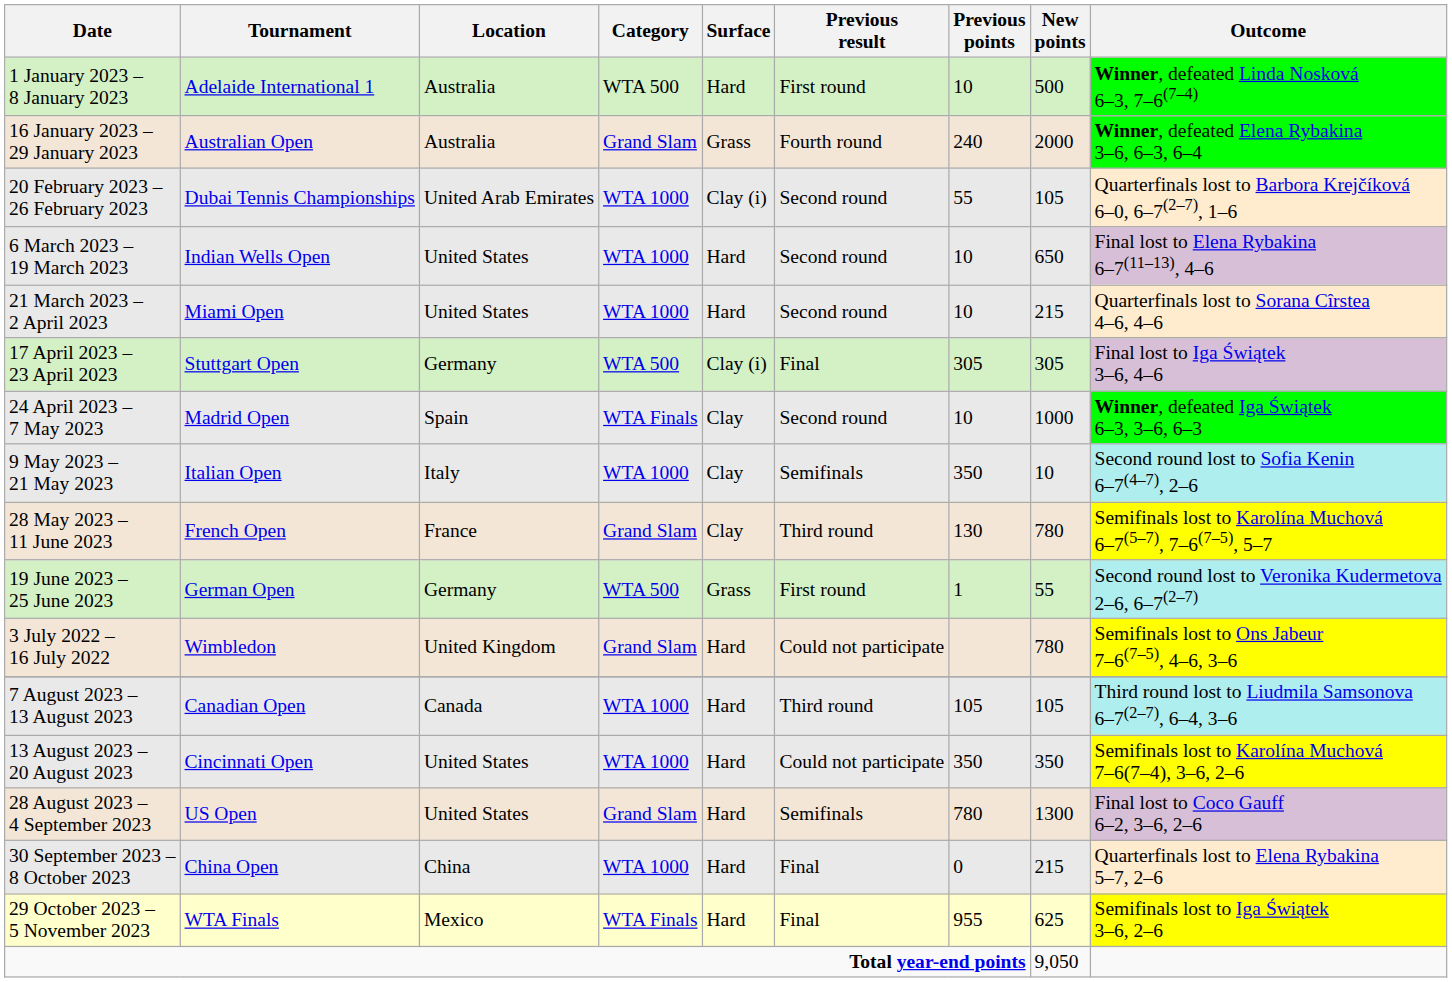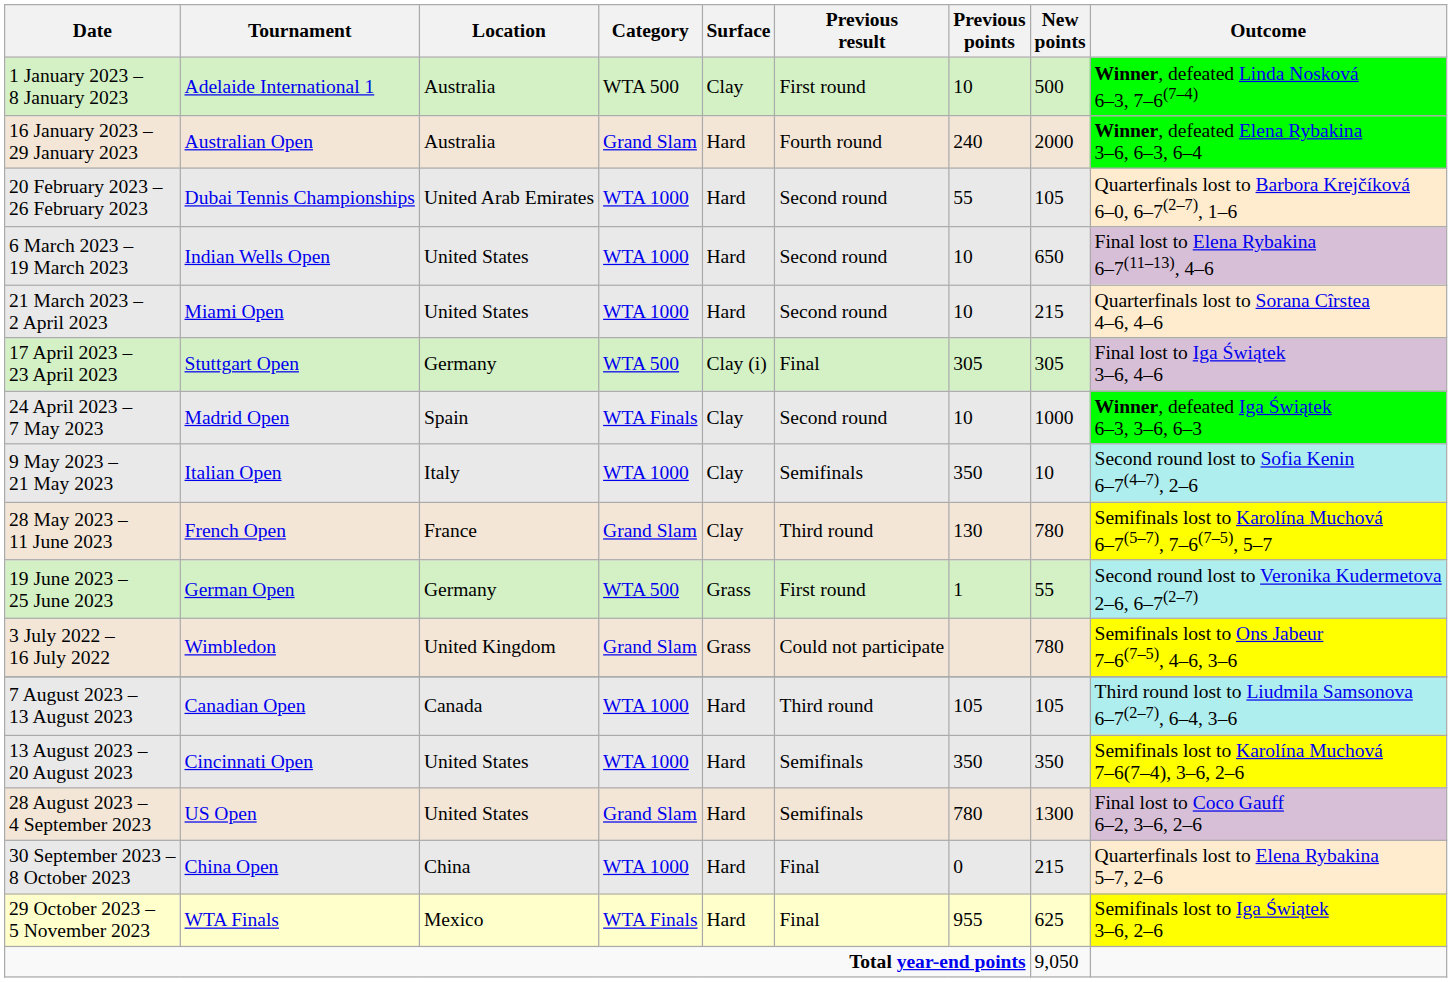(726, 86) Hard -> (725, 86) Clay
(729, 142) Grass -> (726, 142) Hard
(737, 197) Clay (i) -> (726, 197) Hard
(726, 647) Hard -> (729, 647) Grass
(862, 761) Could not participate -> (821, 761) Semifinals
